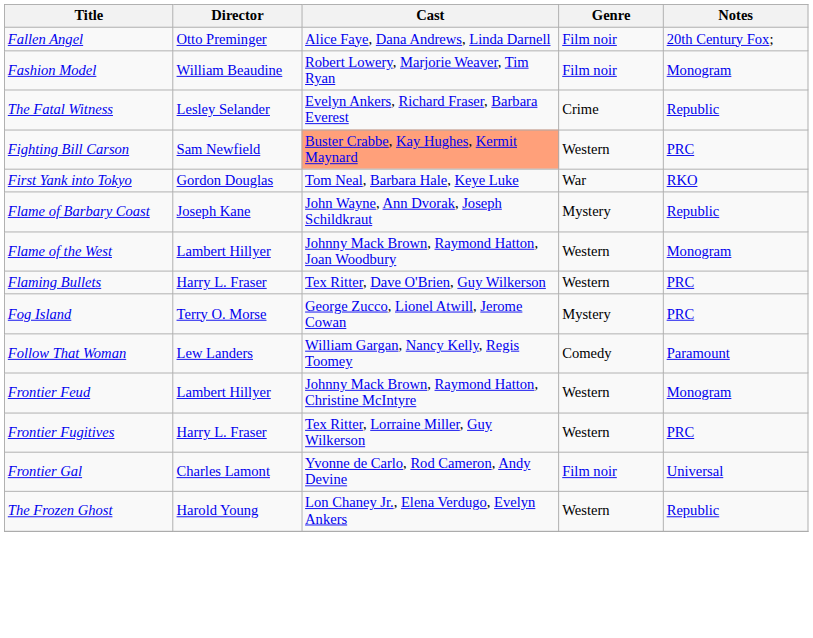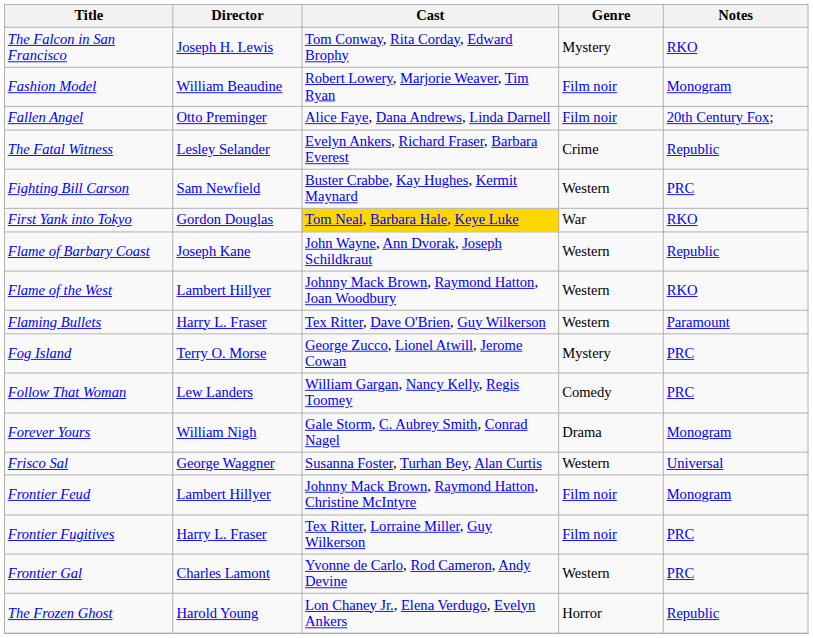+ row: (61, 47)
rows swapped: (45, 39) <-> (52, 70)
(411, 149) lightsalmon background -> (411, 188) no background
(412, 180) no background -> (412, 220) gold background
(586, 211) Mystery -> (586, 251) Western
(699, 251) Monogram -> (682, 290) RKO
(680, 282) PRC -> (698, 322) Paramount
(698, 353) Paramount -> (680, 392) PRC
+ row: (49, 432)
+ row: (38, 463)
(586, 392) Western -> (590, 494) Film noir
(586, 432) Western -> (590, 534) Film noir
(590, 471) Film noir -> (586, 573) Western
(695, 471) Universal -> (680, 573) PRC
(586, 511) Western -> (582, 613) Horror
